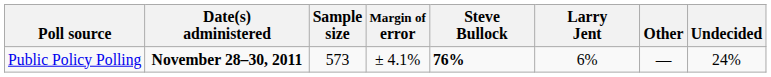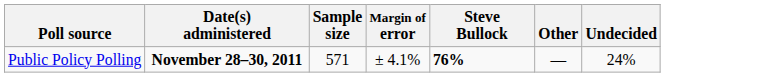- column: (587, 25)
(337, 59) 573 -> (337, 59) 571
